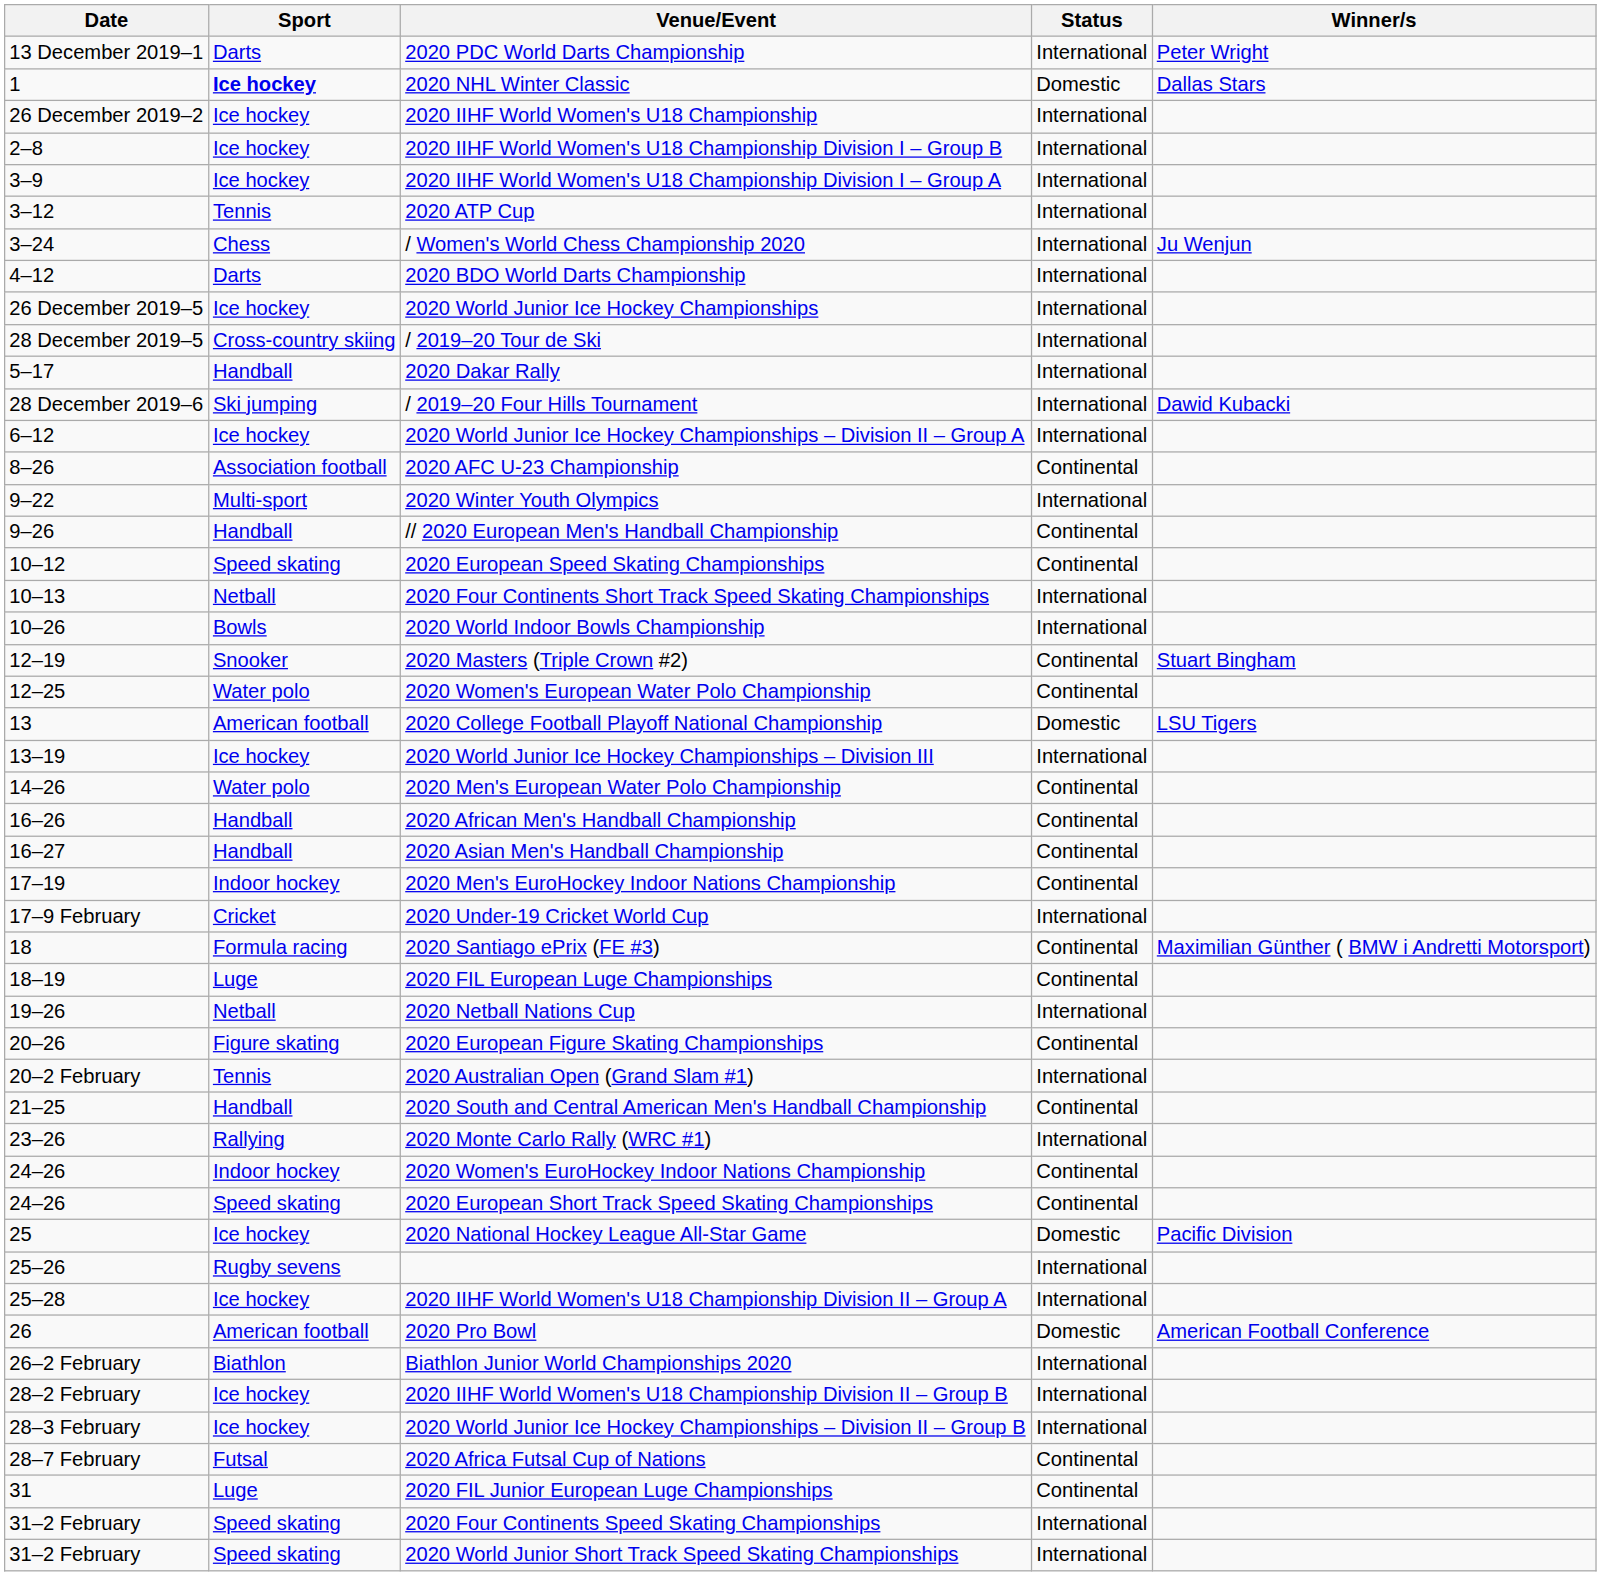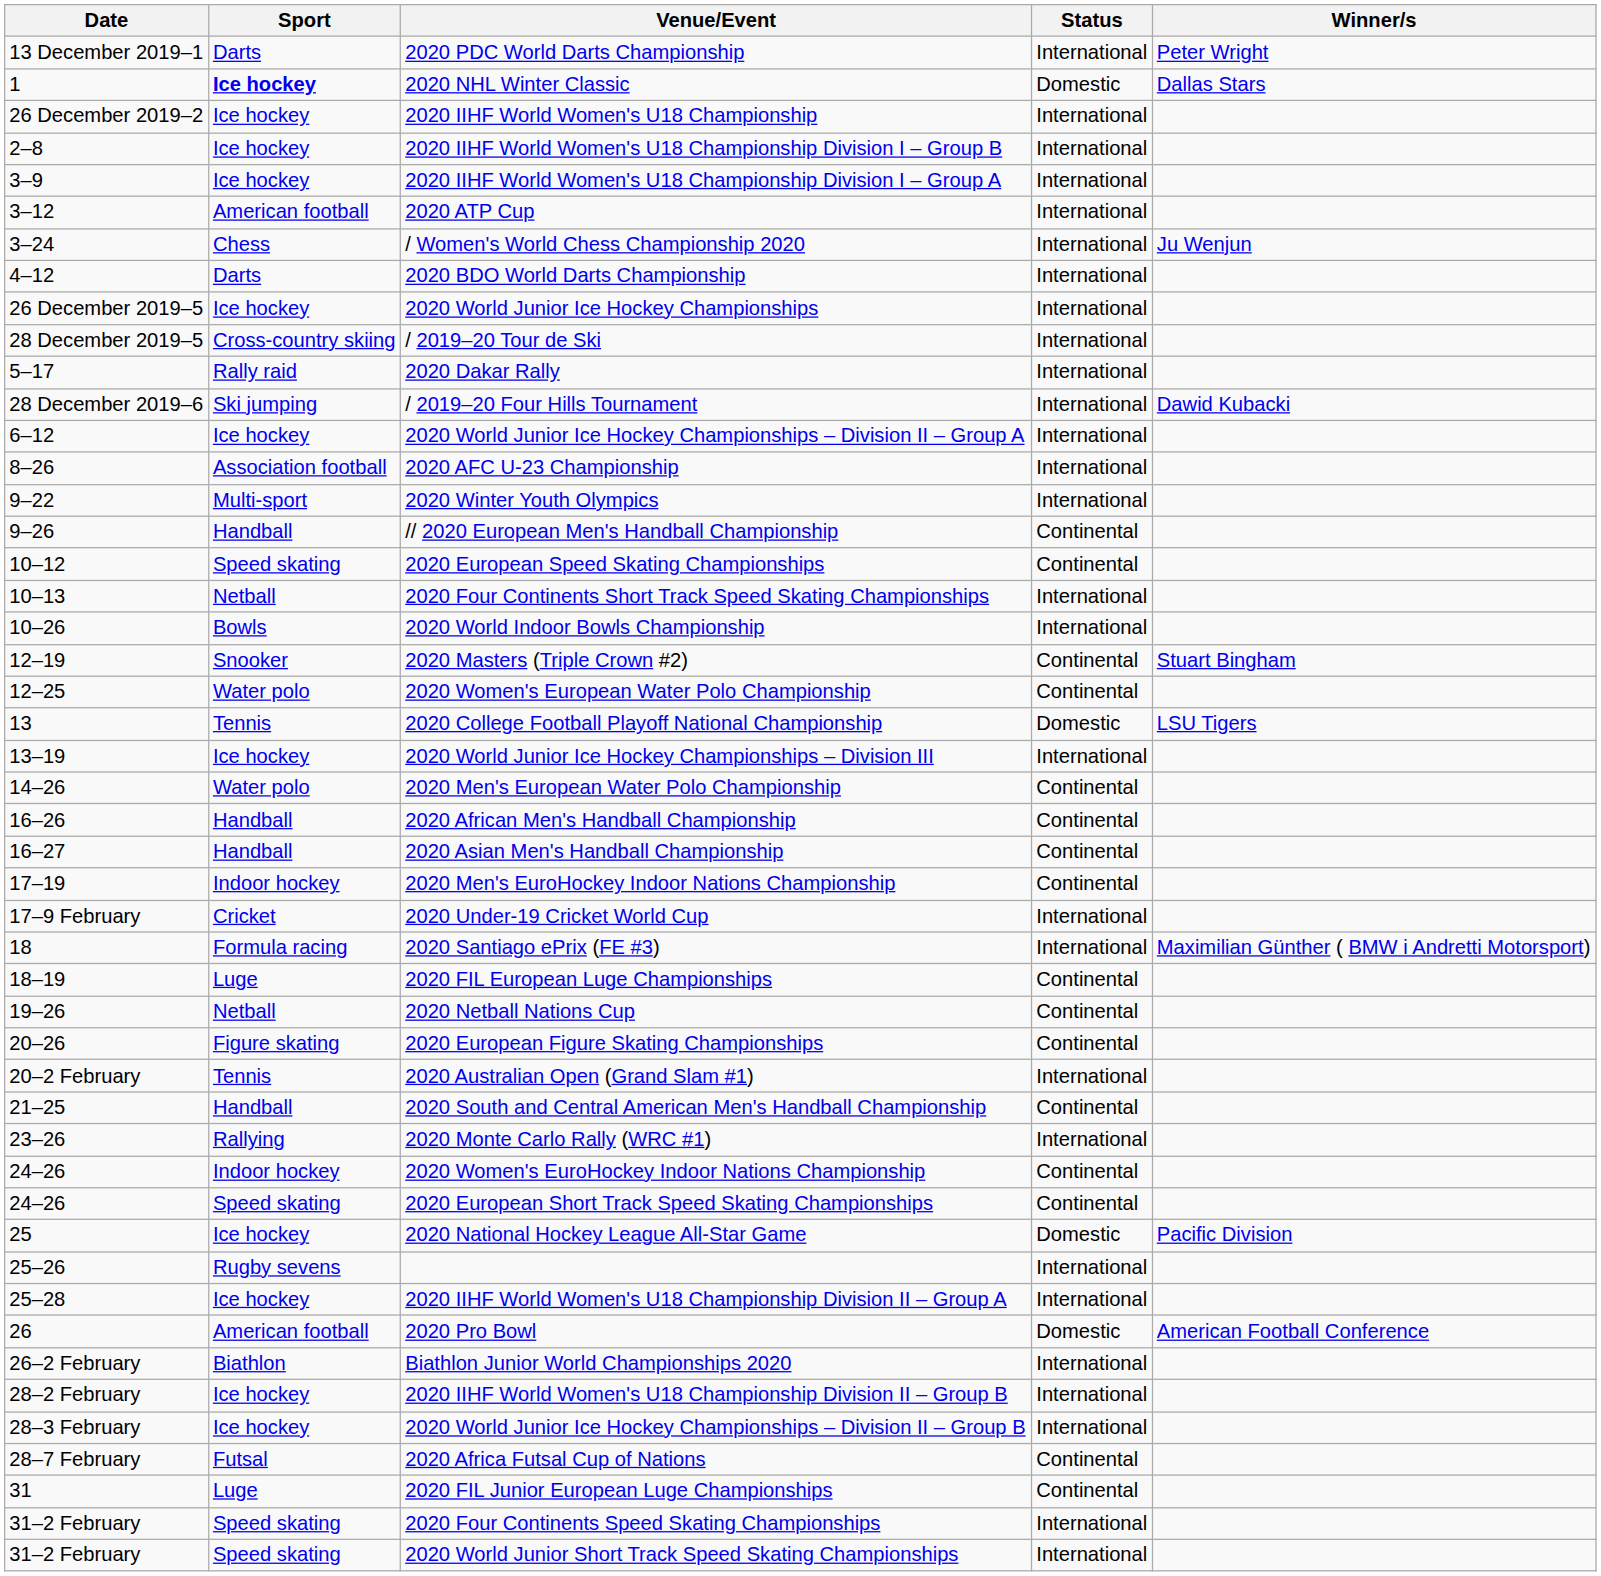(242, 212) Tennis -> (291, 212) American football
(253, 372) Handball -> (255, 372) Rally raid
(1087, 468) Continental -> (1092, 468) International
(291, 723) American football -> (242, 723) Tennis
(1087, 947) Continental -> (1092, 947) International
(1092, 1011) International -> (1087, 1011) Continental
